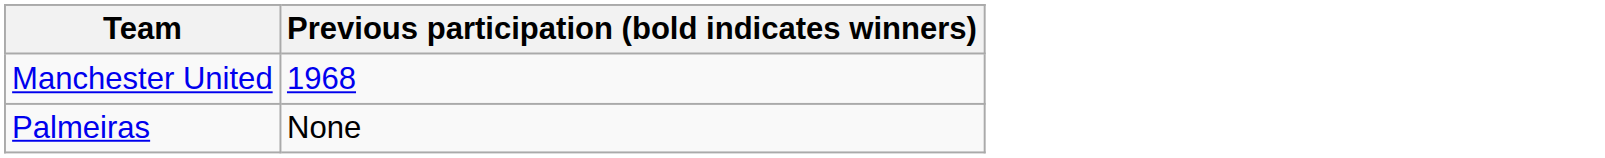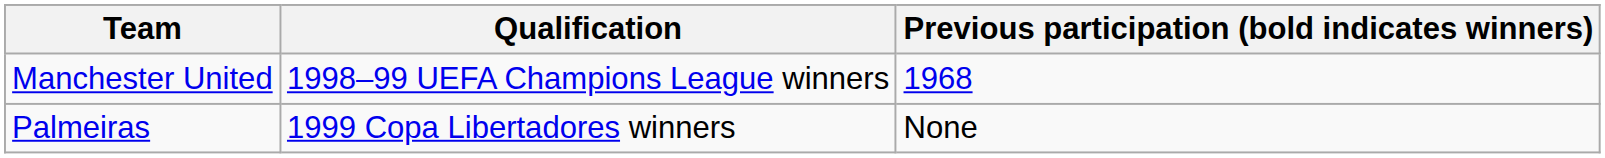+ column: (588, 29)
